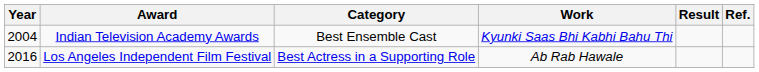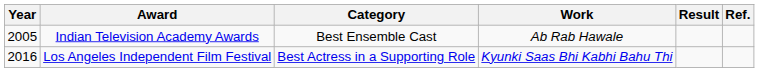(22, 36) 2004 -> (22, 36) 2005
(577, 36) Kyunki Saas Bhi Kabhi Bahu Thi -> (577, 36) Ab Rab Hawale
(577, 57) Ab Rab Hawale -> (577, 57) Kyunki Saas Bhi Kabhi Bahu Thi
